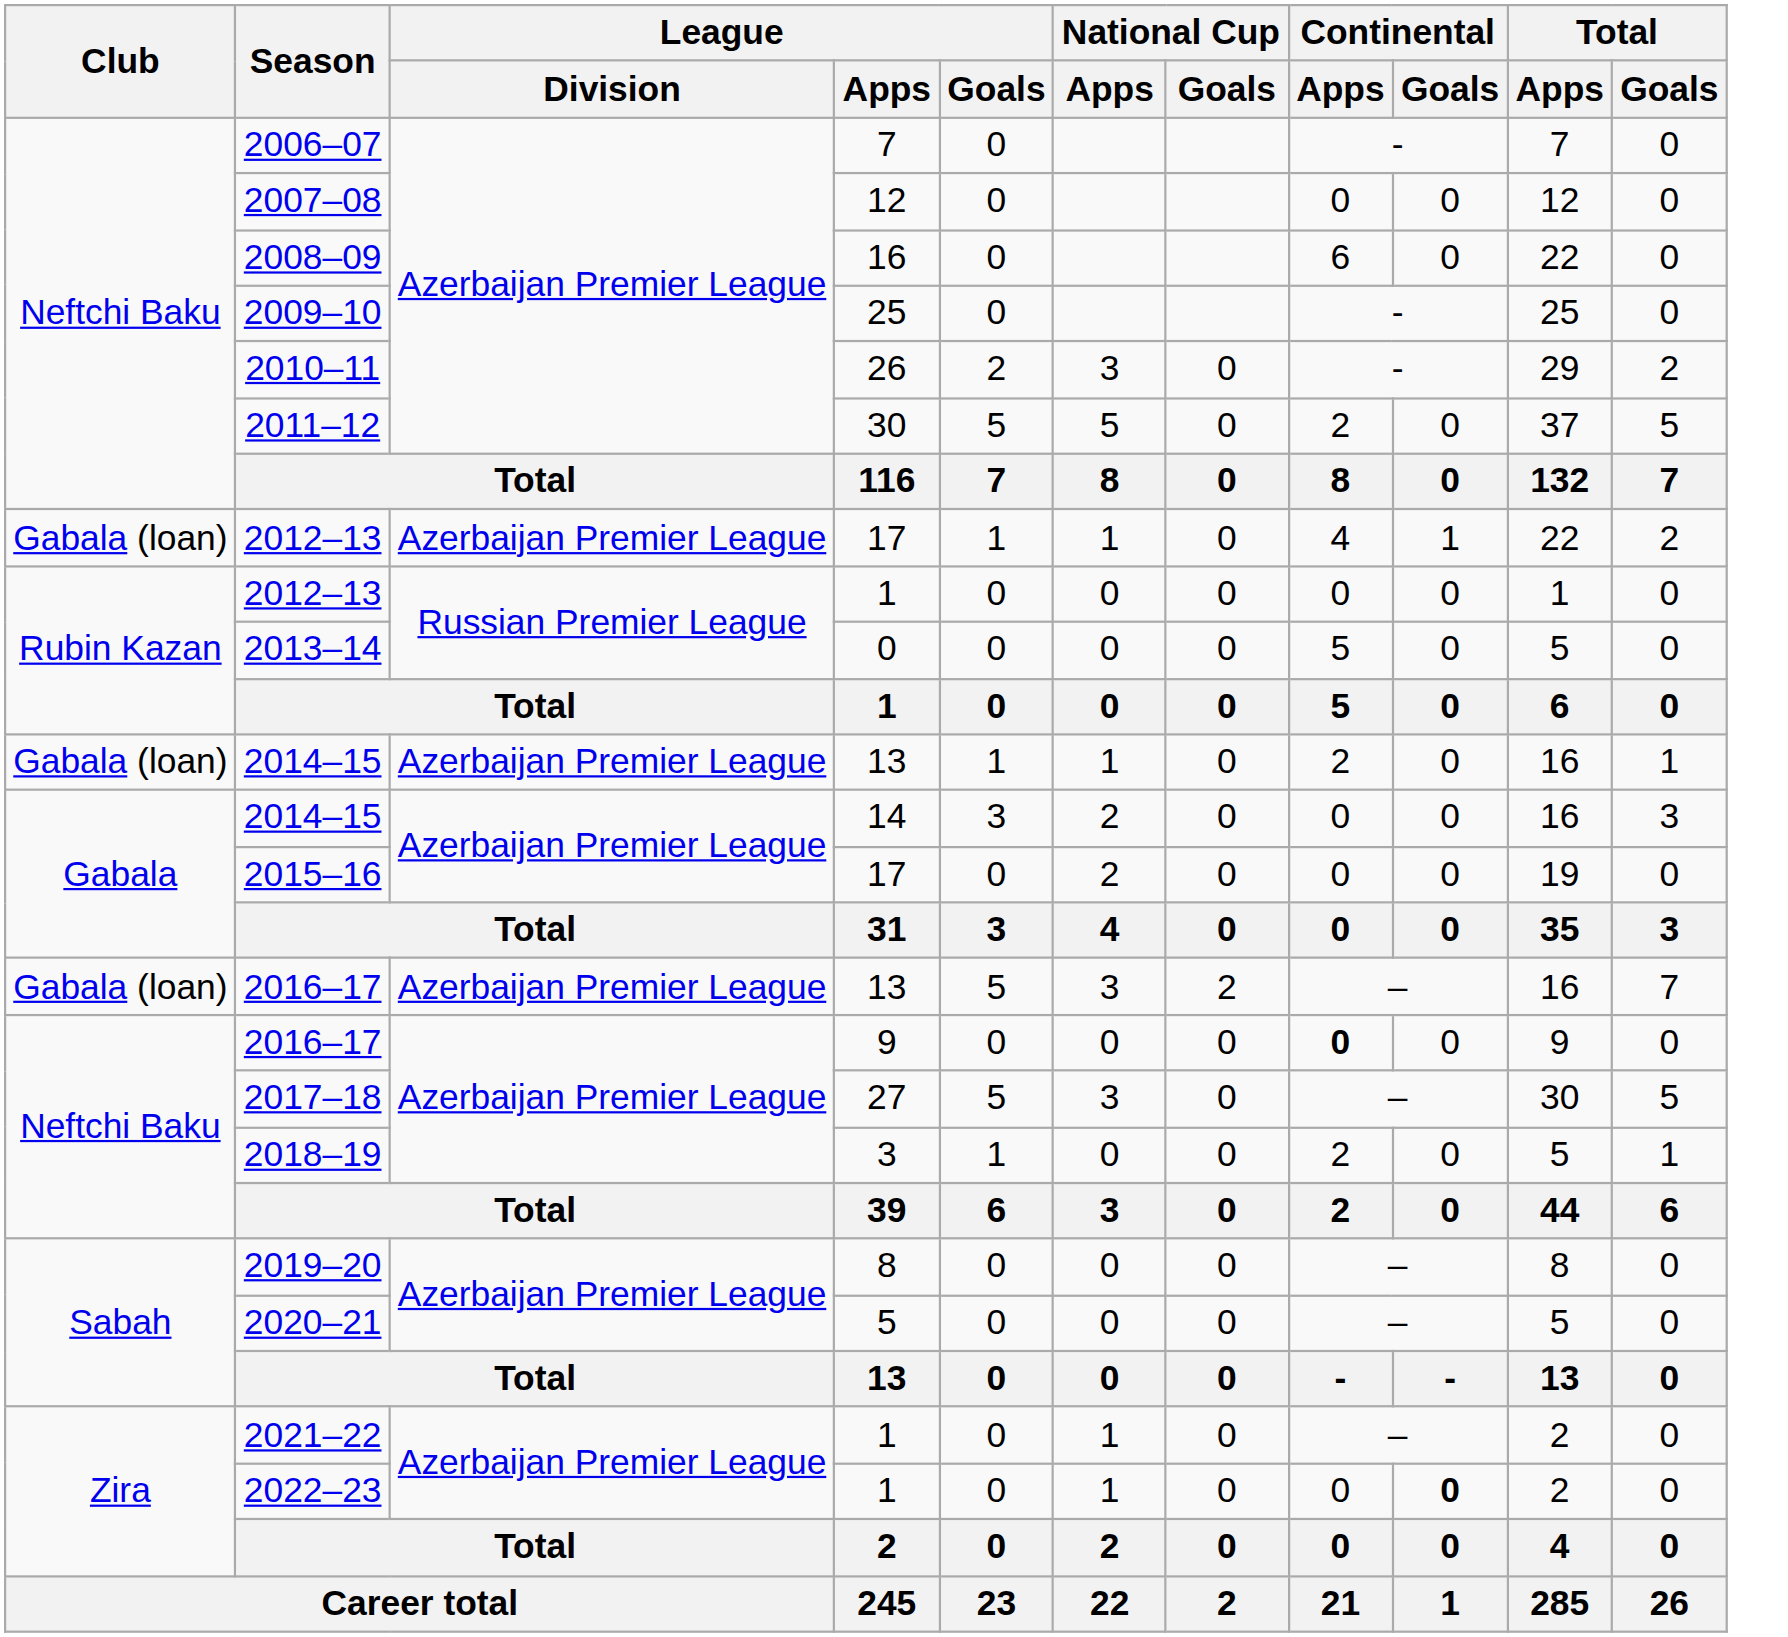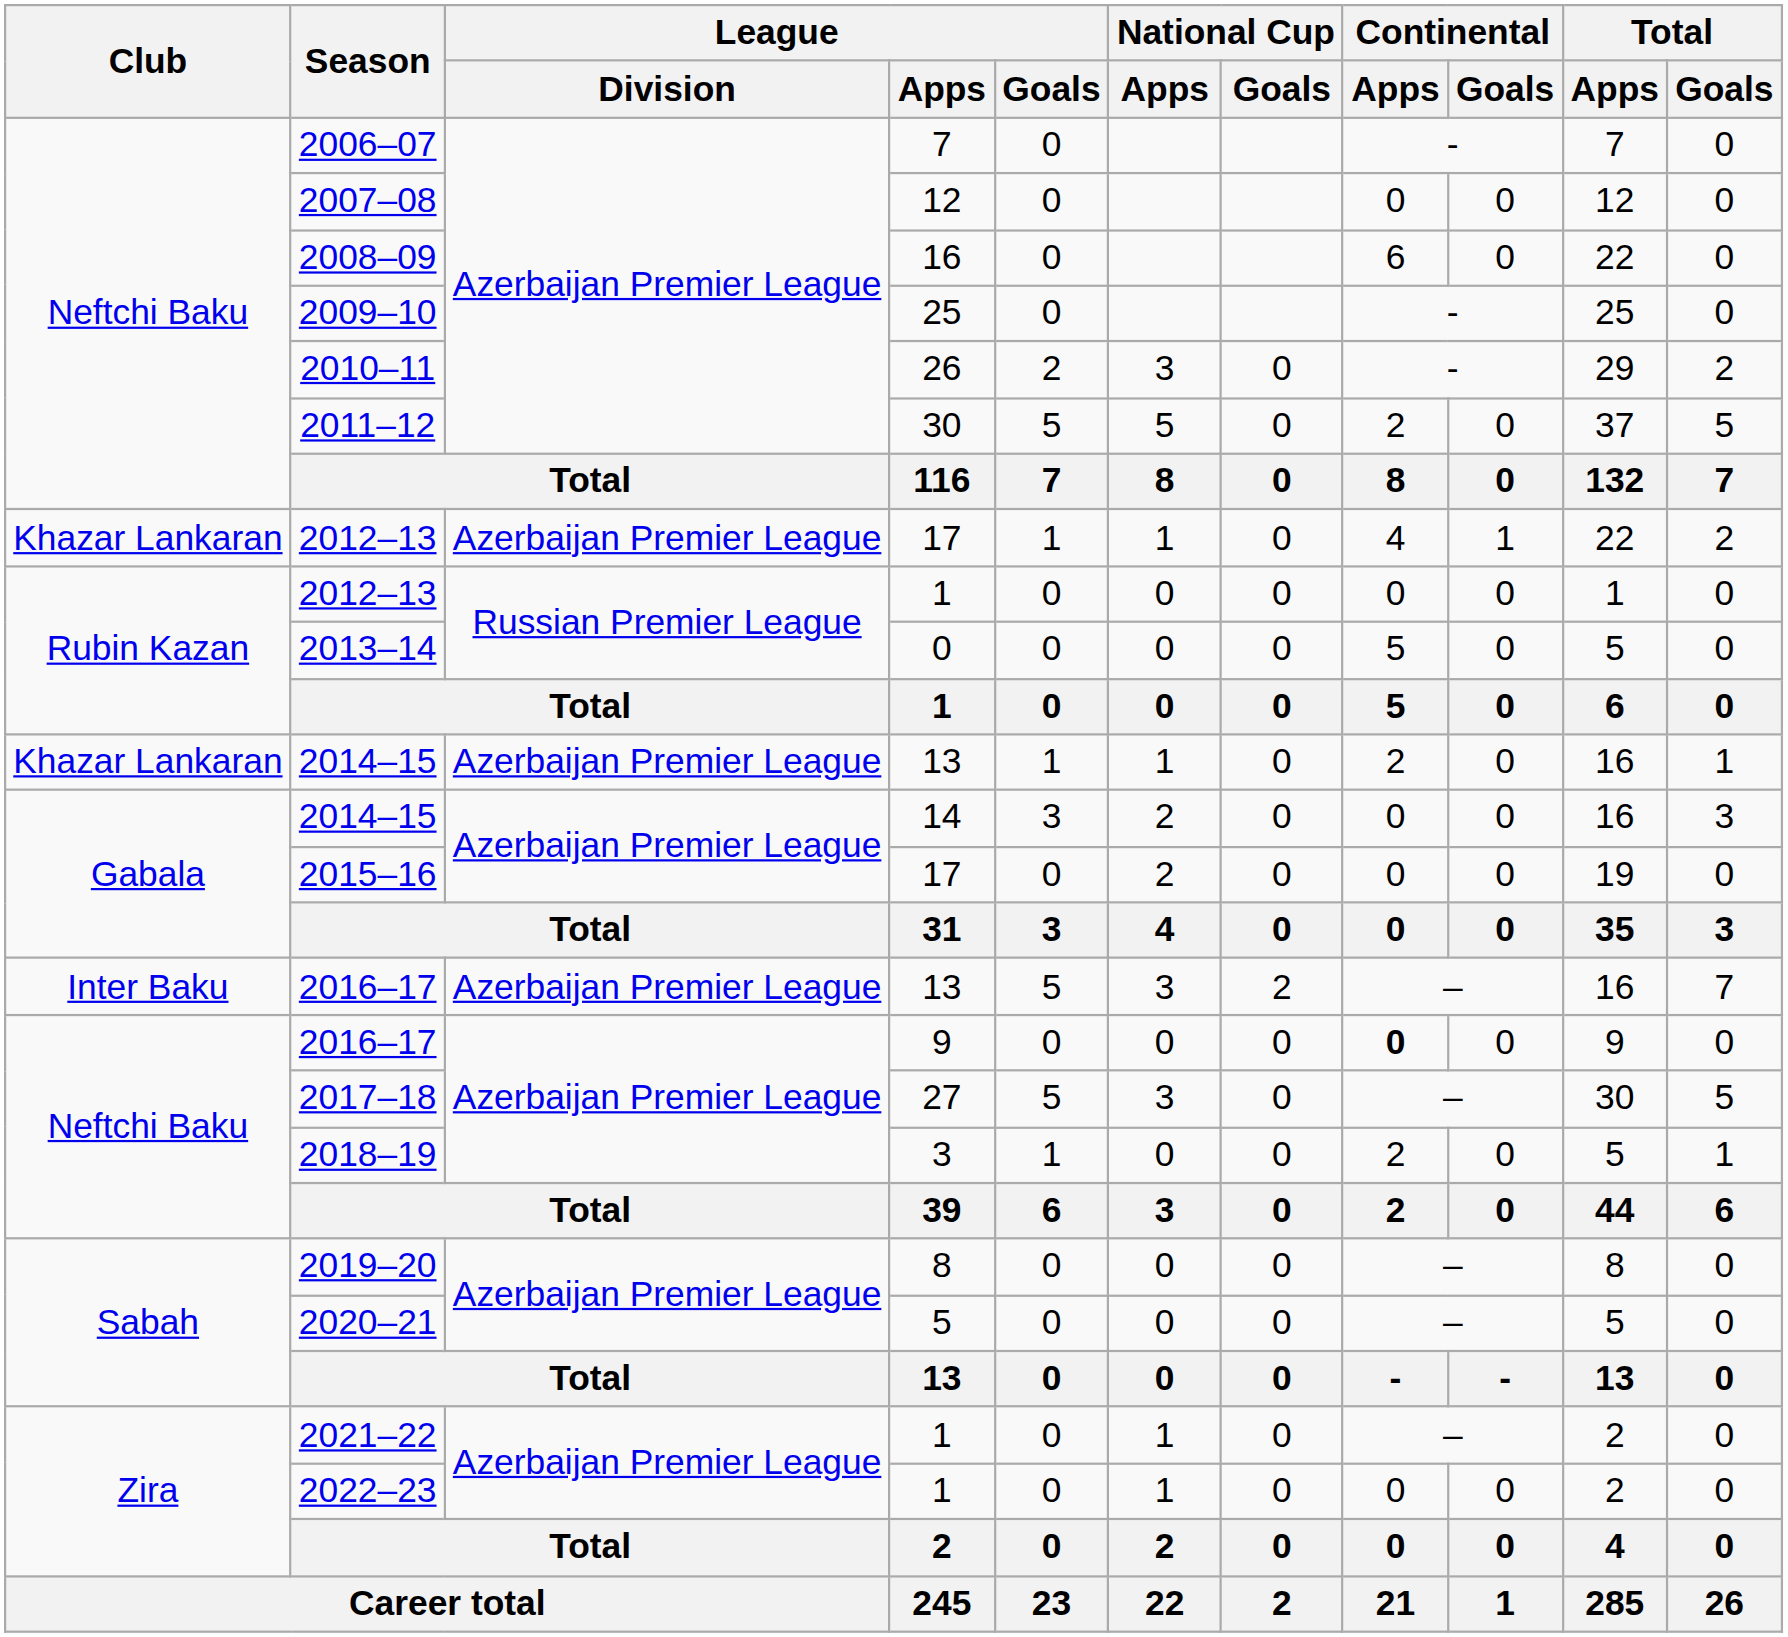(120, 537) Gabala (loan) -> (148, 537) Khazar Lankaran
(120, 761) Gabala (loan) -> (148, 761) Khazar Lankaran
(120, 985) Gabala (loan) -> (148, 985) Inter Baku
(1450, 1490) bold -> (1505, 1490) normal
